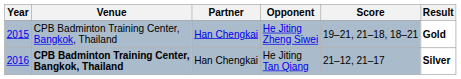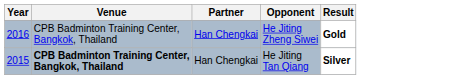- column: (371, 13)
(18, 34) 2015 -> (18, 34) 2016
(18, 61) 2016 -> (18, 61) 2015
